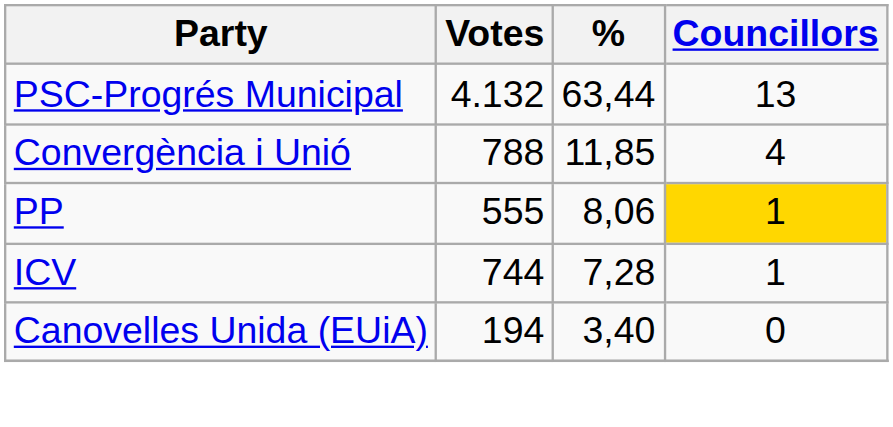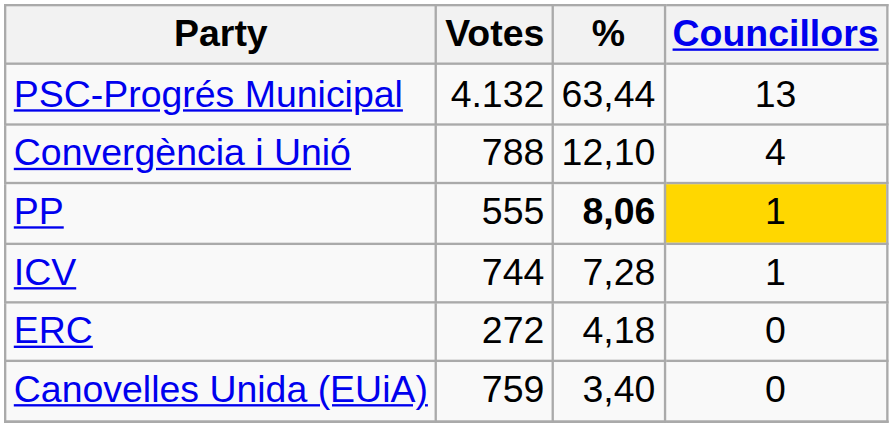(610, 152) 11,85 -> (608, 152) 12,10
(619, 212) normal -> (619, 212) bold
+ row: (53, 331)
(513, 331) 194 -> (513, 390) 759
